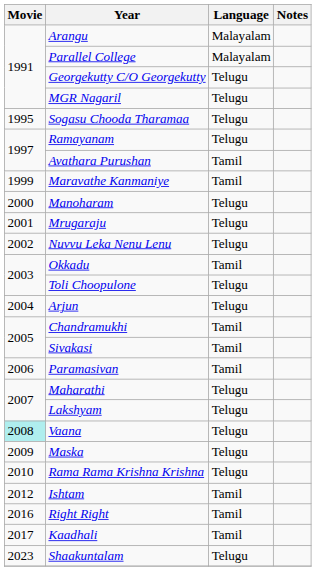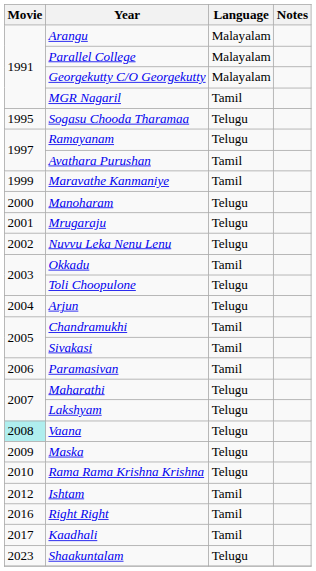(230, 77) Telugu -> (241, 77) Malayalam
(230, 98) Telugu -> (227, 98) Tamil
